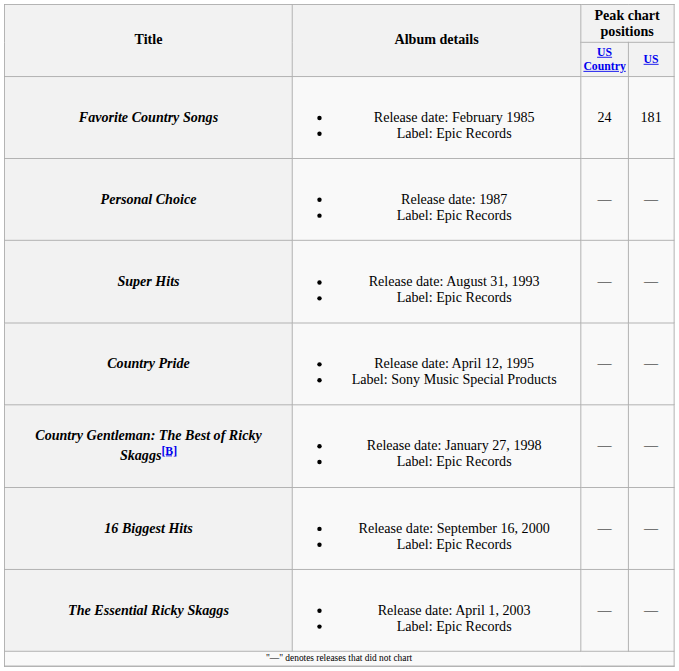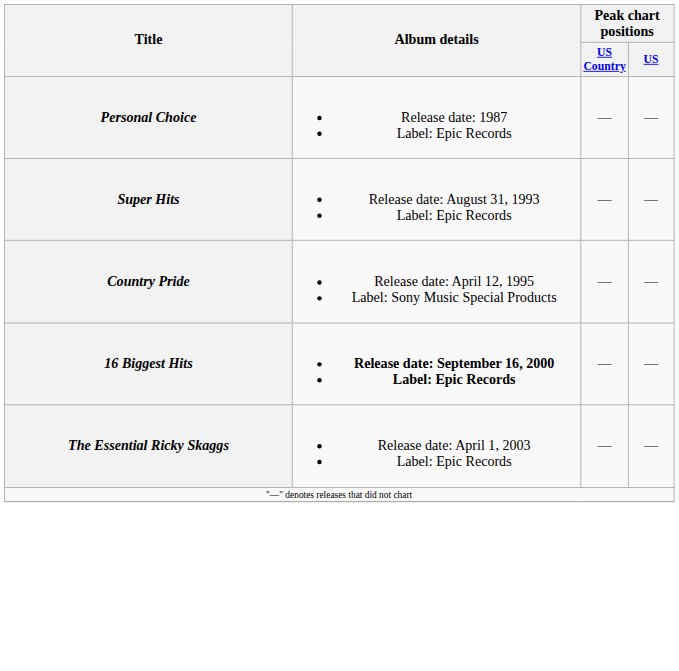- row: (148, 117)
- row: (148, 446)
(437, 536) normal -> (437, 372) bold
